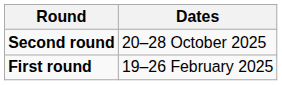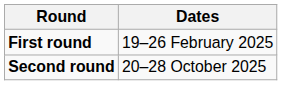rows swapped: (50, 67) <-> (61, 42)
